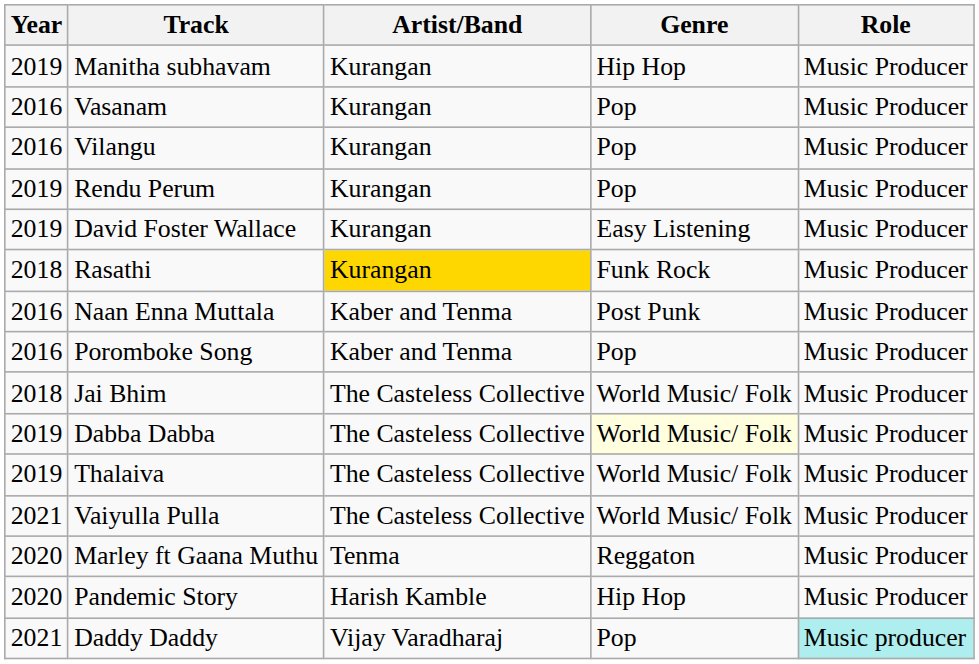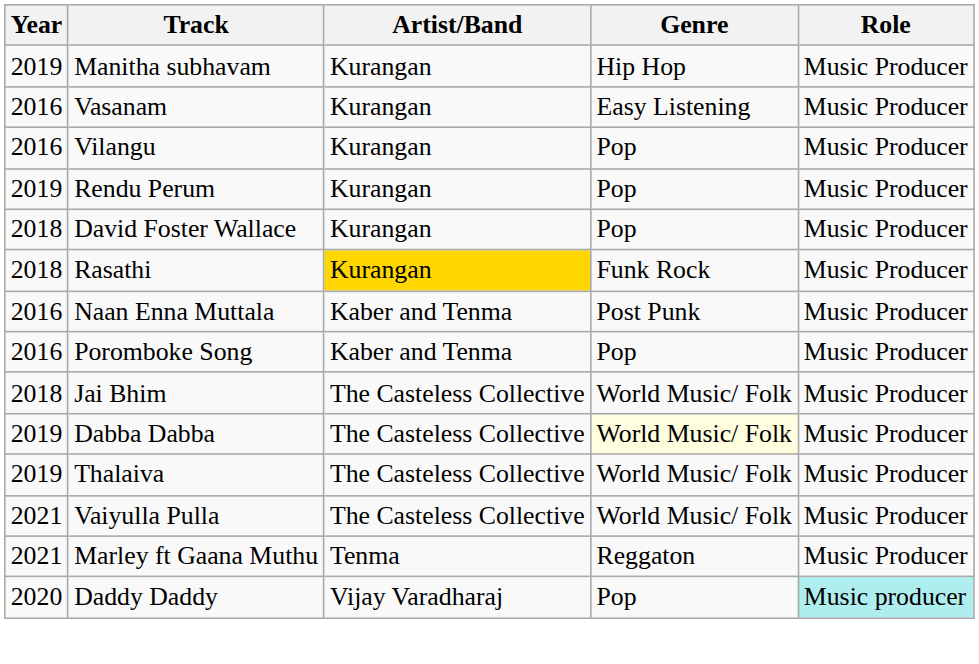(617, 106) Pop -> (673, 106) Easy Listening
(37, 229) 2019 -> (37, 229) 2018
(673, 229) Easy Listening -> (617, 229) Pop
(37, 556) 2020 -> (37, 556) 2021
- row: (156, 596)
(37, 637) 2021 -> (37, 596) 2020
